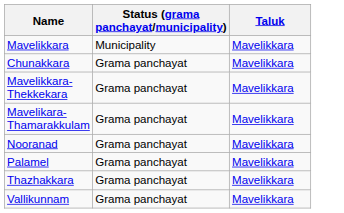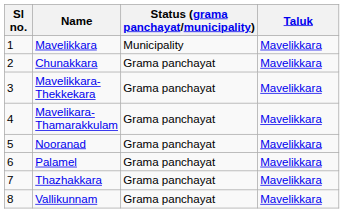+ column: (18, 20)
